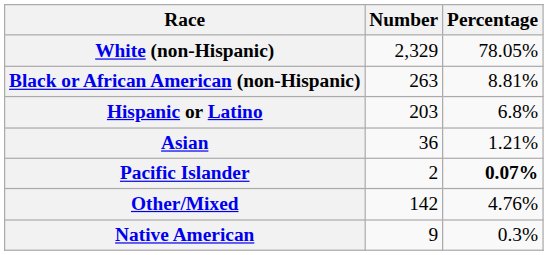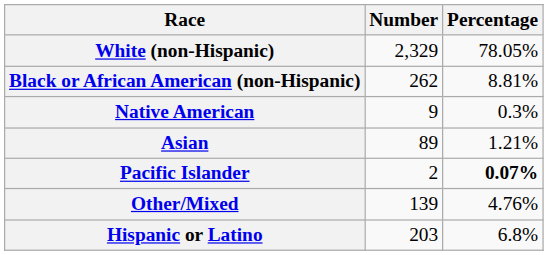(424, 81) 263 -> (424, 81) 262
rows swapped: (185, 234) <-> (185, 111)
(429, 142) 36 -> (429, 142) 89
(424, 204) 142 -> (424, 204) 139
